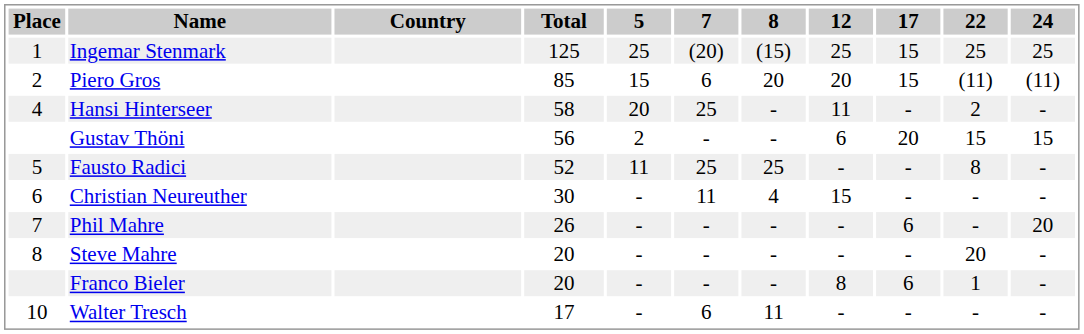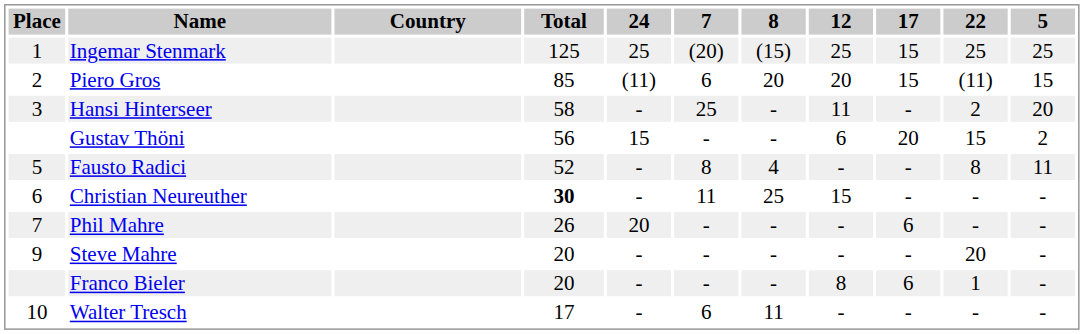columns swapped: (639, 22) <-> (1043, 22)
(37, 109) 4 -> (37, 109) 3
(706, 167) 25 -> (706, 167) 8
(774, 167) 25 -> (774, 167) 4
(564, 196) normal -> (564, 196) bold
(774, 196) 4 -> (774, 196) 25
(37, 254) 8 -> (37, 254) 9
